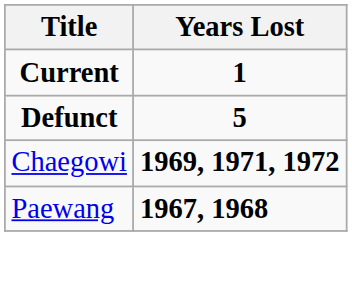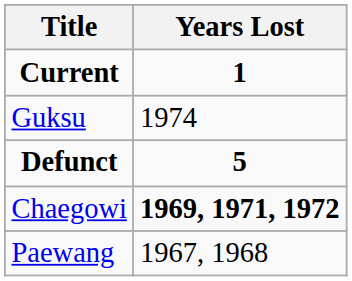+ row: (49, 117)
(204, 207) bold -> (204, 252) normal
